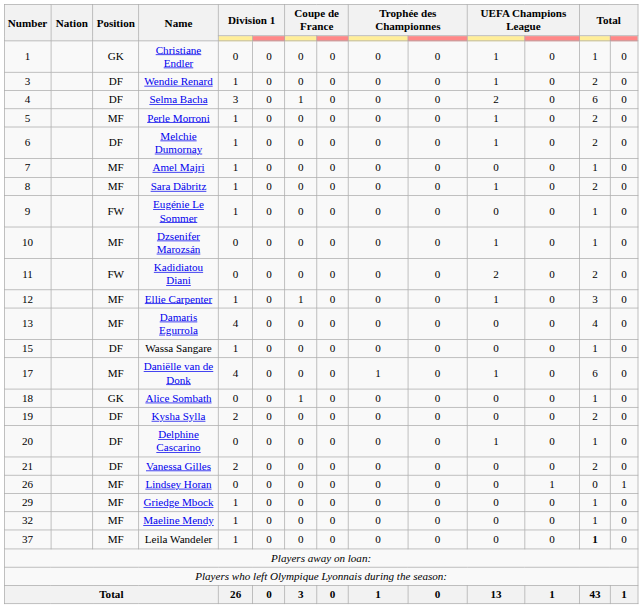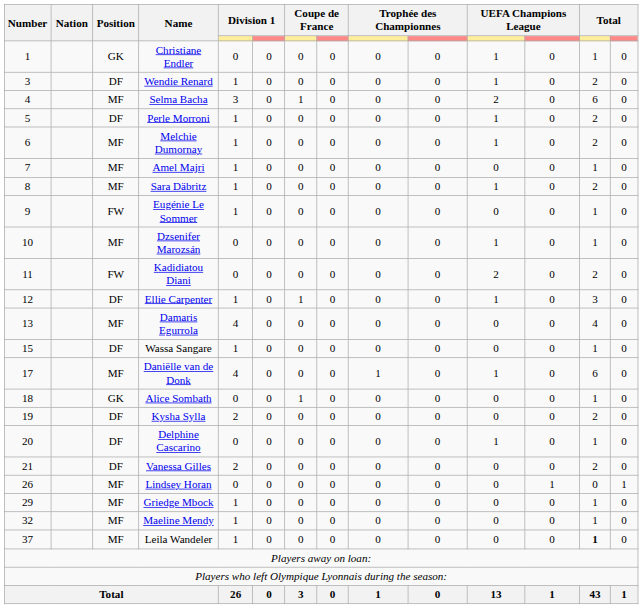(116, 100) DF -> (116, 100) MF
(116, 118) MF -> (116, 118) DF
(116, 143) DF -> (116, 143) MF
(116, 299) MF -> (116, 299) DF
